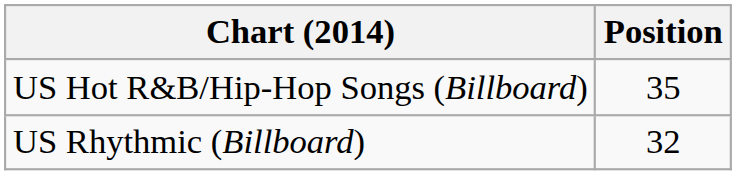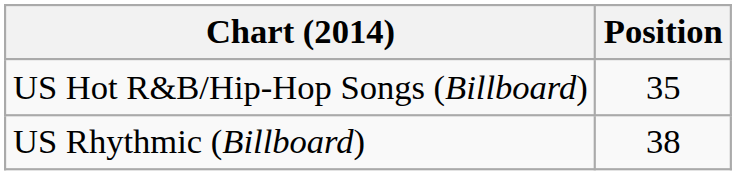(663, 141) 32 -> (663, 141) 38
